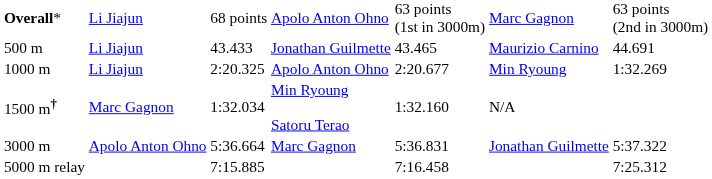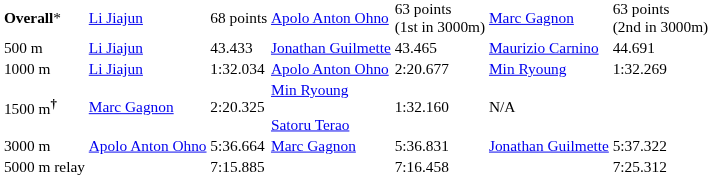(237, 69) 2:20.325 -> (237, 69) 1:32.034
(237, 107) 1:32.034 -> (237, 107) 2:20.325
